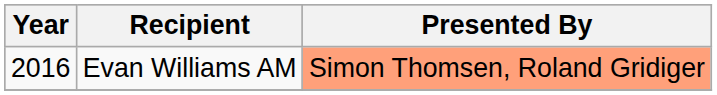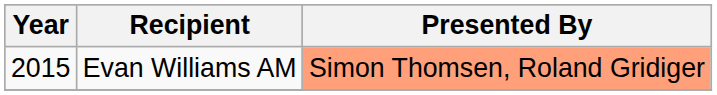(41, 68) 2016 -> (41, 68) 2015
